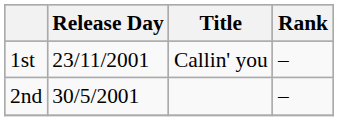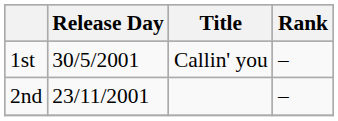(101, 59) 23/11/2001 -> (96, 59) 30/5/2001
(96, 96) 30/5/2001 -> (101, 96) 23/11/2001
